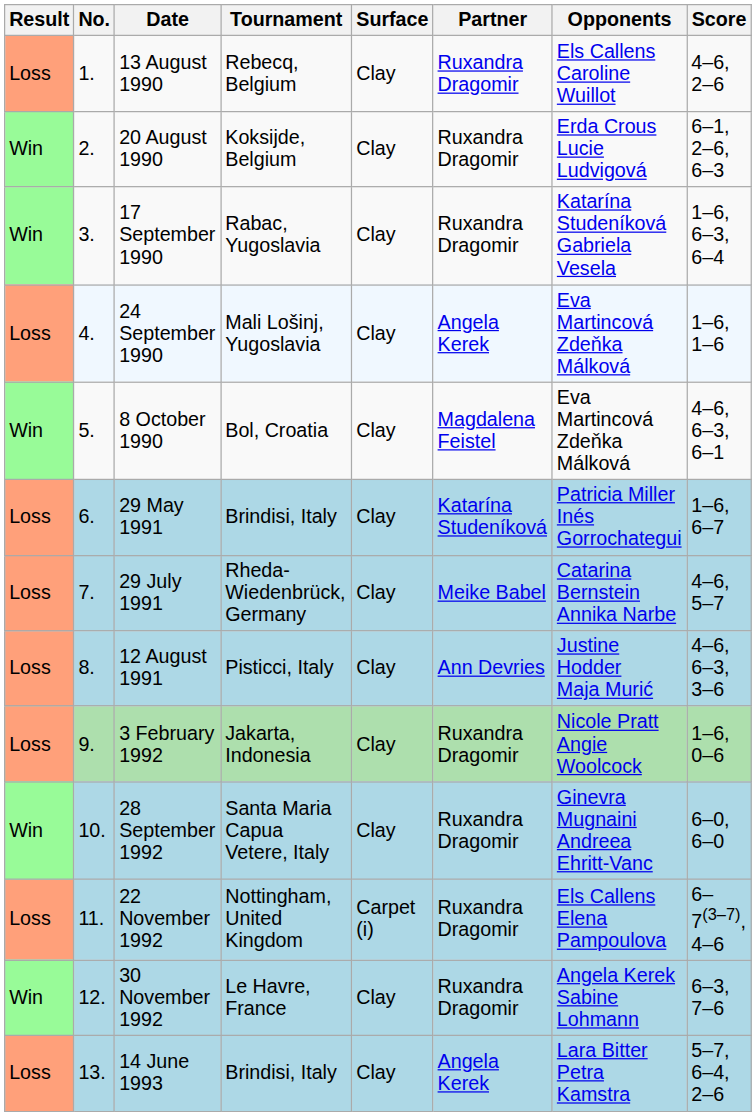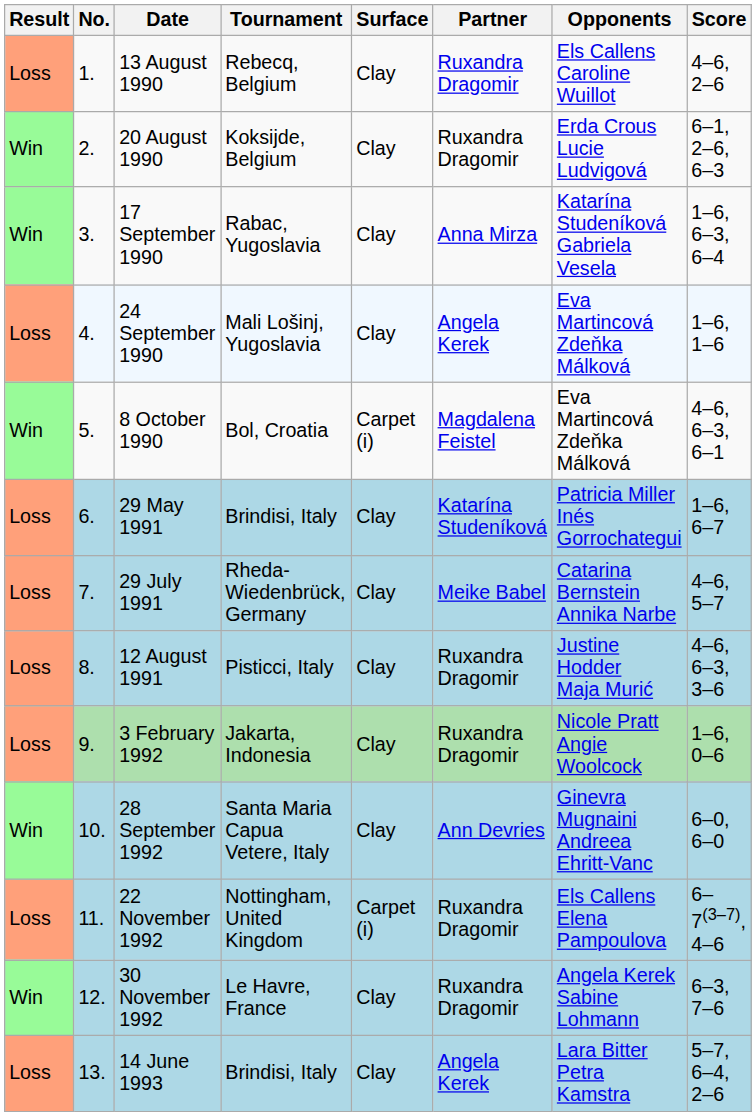(480, 235) Ruxandra Dragomir -> (487, 235) Anna Mirza
(376, 430) Clay -> (386, 430) Carpet (i)
(491, 668) Ann Devries -> (480, 668) Ruxandra Dragomir
(480, 830) Ruxandra Dragomir -> (491, 830) Ann Devries
